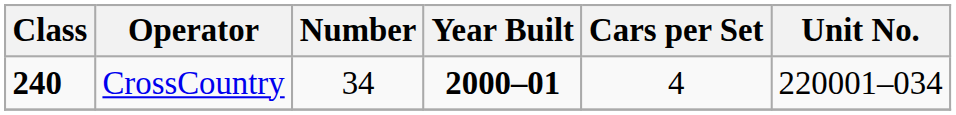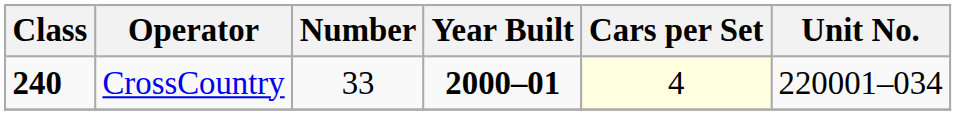(358, 82) 34 -> (358, 82) 33
(676, 82) no background -> (676, 82) lightyellow background
